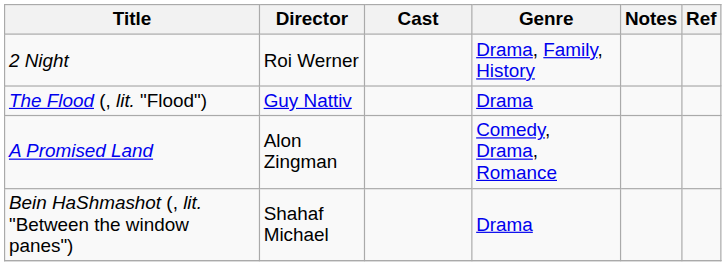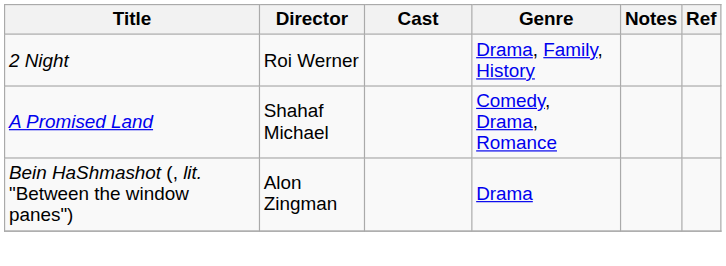- row: (108, 100)
(300, 151) Alon Zingman -> (296, 121) Shahaf Michael
(296, 224) Shahaf Michael -> (300, 194) Alon Zingman
